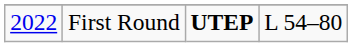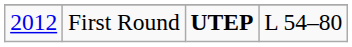(34, 23) 2022 -> (34, 23) 2012
